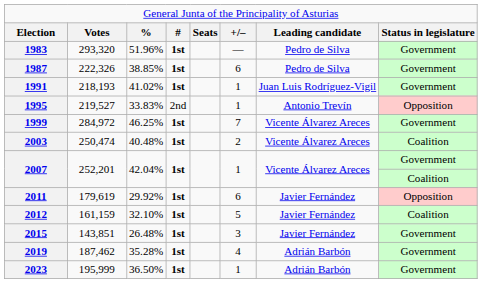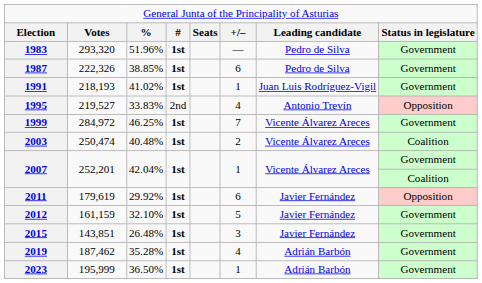(238, 105) 1 -> (238, 105) 4
(428, 215) Coalition -> (428, 215) Government
